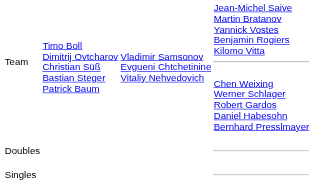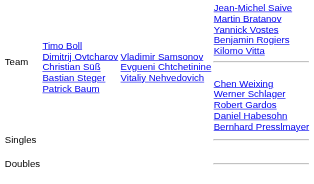rows swapped: (21, 175) <-> (22, 151)
